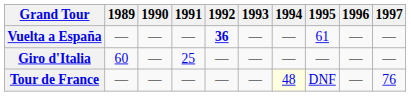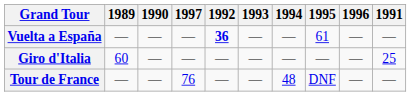columns swapped: (188, 15) <-> (389, 15)
(289, 79) lightyellow background -> (289, 79) no background
